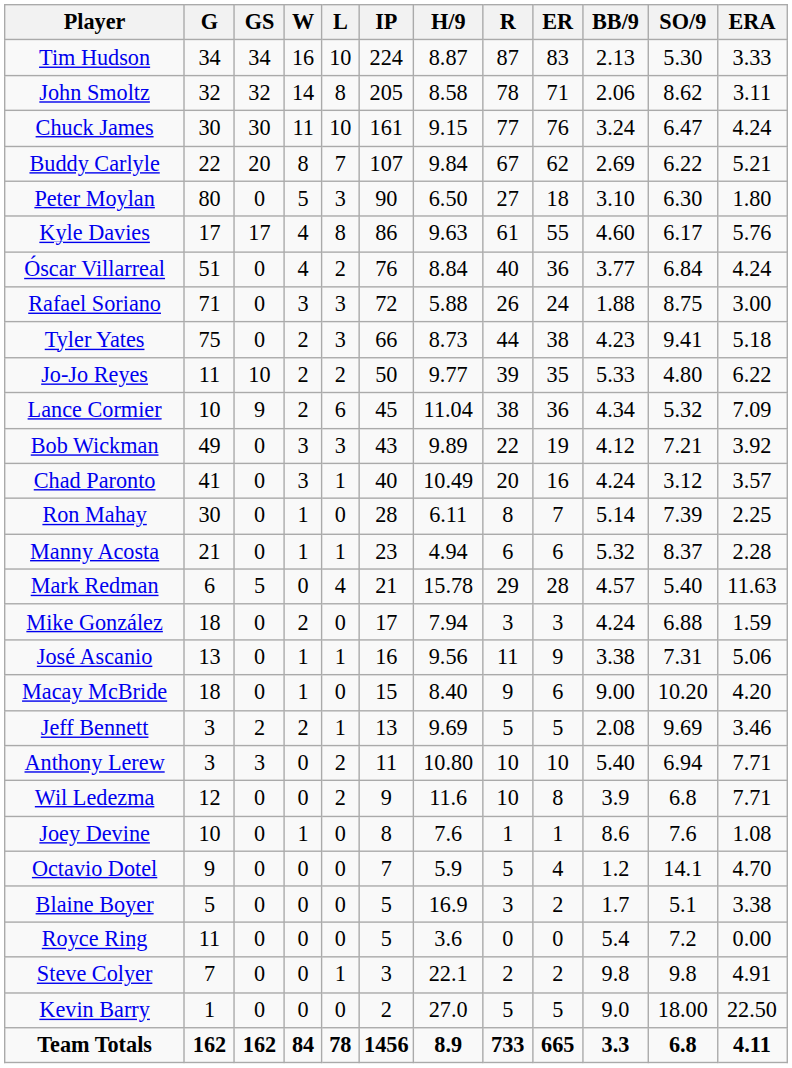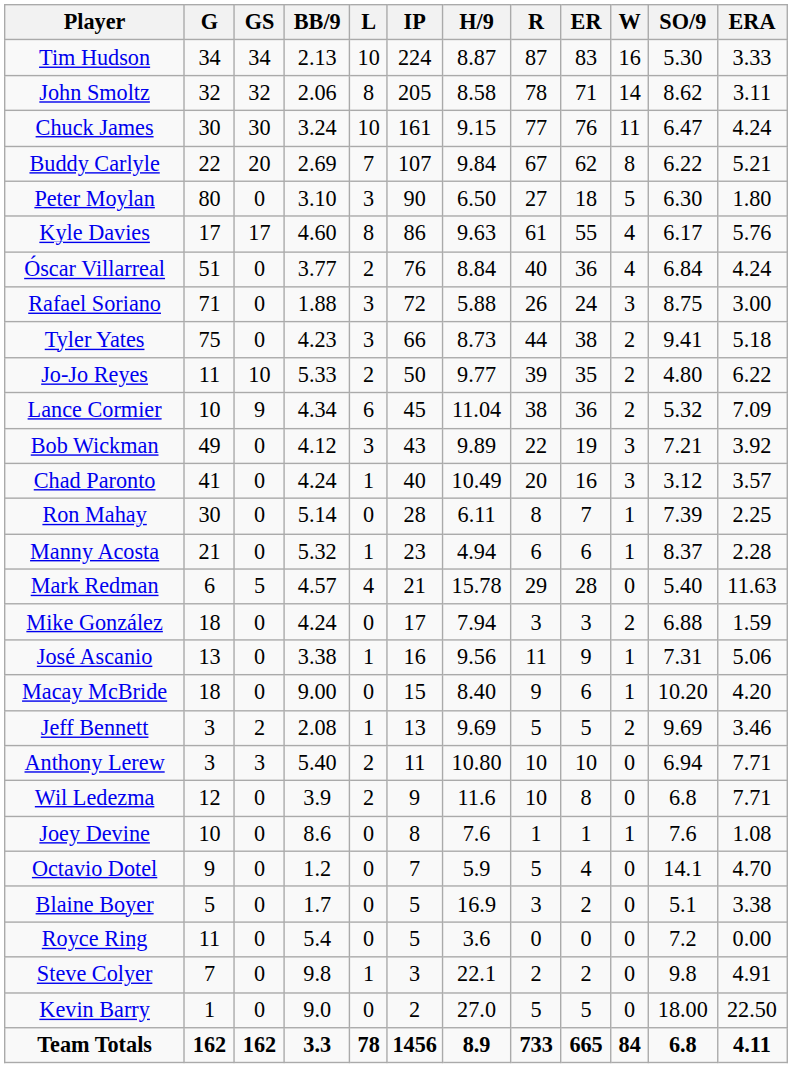columns swapped: (303, 22) <-> (615, 22)
